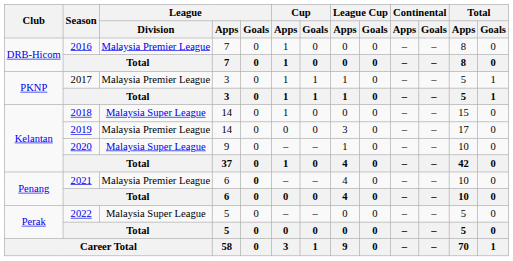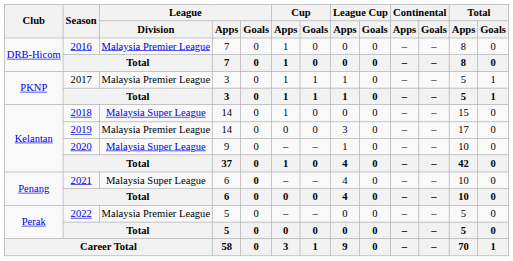(156, 180) Malaysia Premier League -> (156, 180) Malaysia Super League
(156, 213) Malaysia Super League -> (156, 213) Malaysia Premier League
